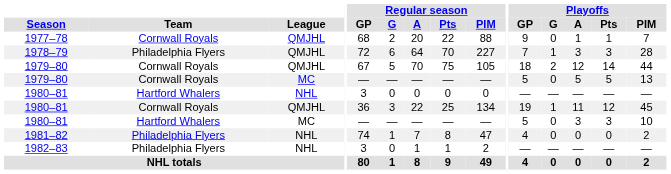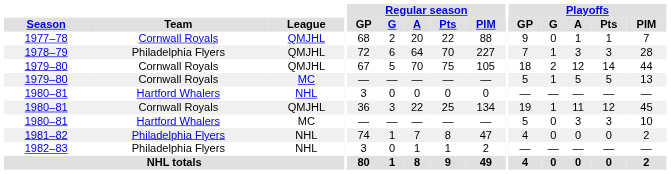(553, 80) 0 -> (553, 80) 1
